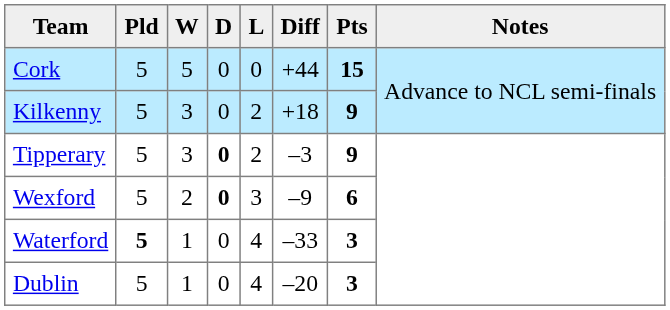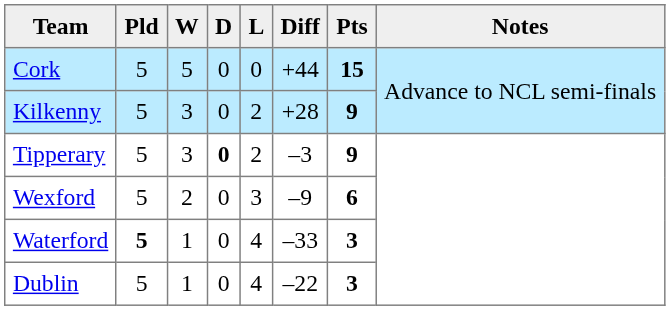(300, 111) +18 -> (300, 111) +28
(224, 197) bold -> (224, 197) normal
(300, 283) –20 -> (300, 283) –22
